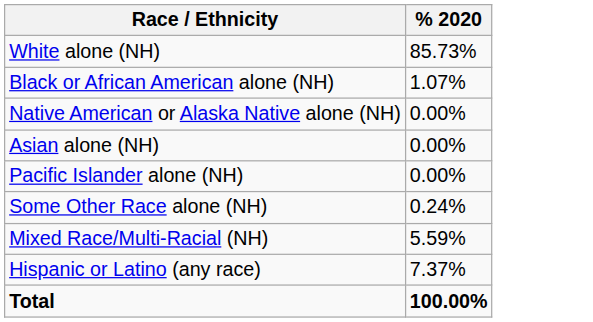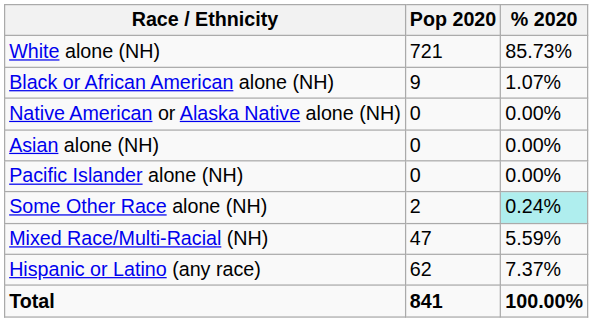+ column: (453, 20)
(438, 207) no background -> (533, 207) paleturquoise background
